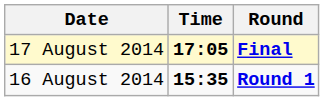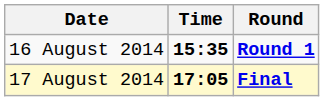rows swapped: (87, 80) <-> (87, 50)
